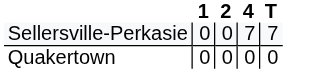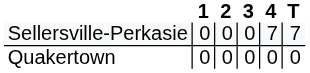+ column: (248, 11)
